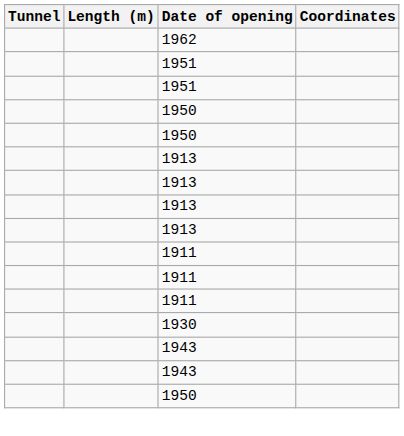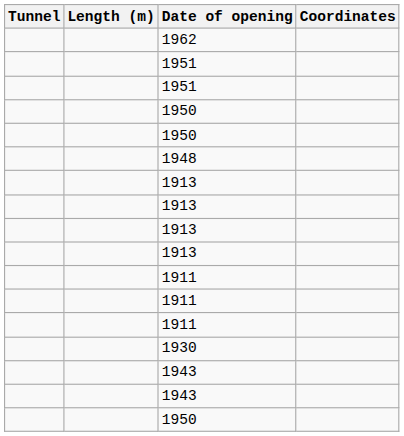+ row: (34, 159)
